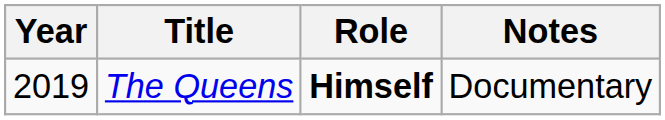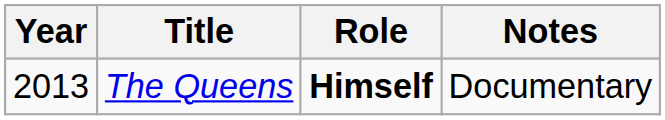(51, 85) 2019 -> (51, 85) 2013
